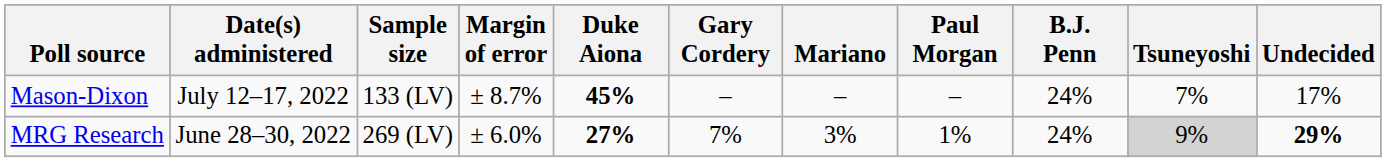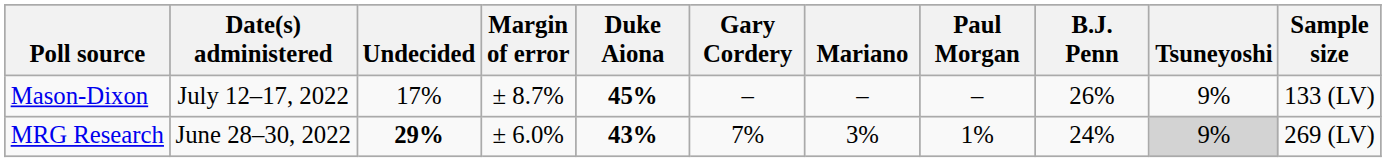columns swapped: (408, 39) <-> (1318, 54)
(1070, 95) 24% -> (1092, 95) 26%
(1192, 95) 7% -> (1214, 95) 9%
(611, 136) 27% -> (633, 136) 43%
